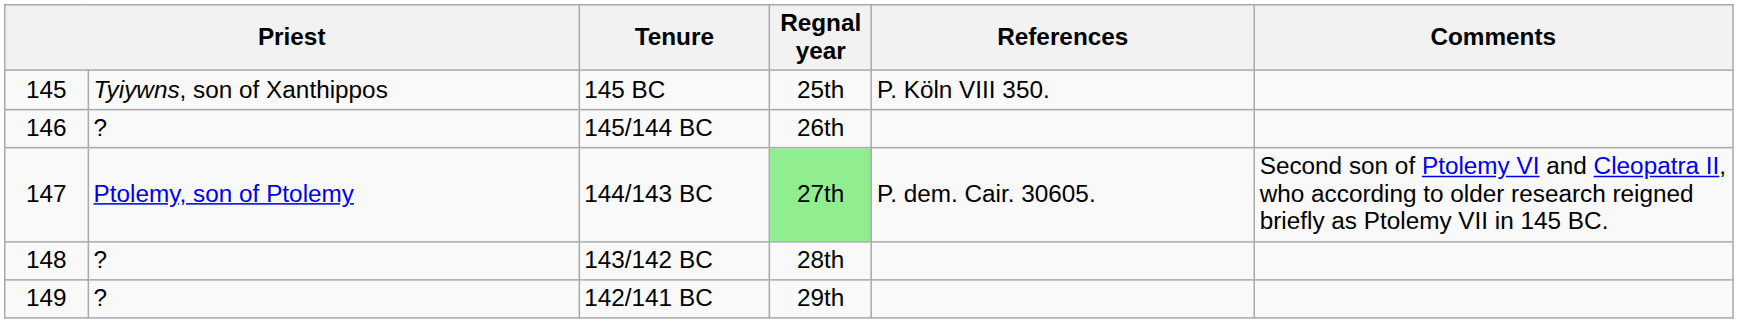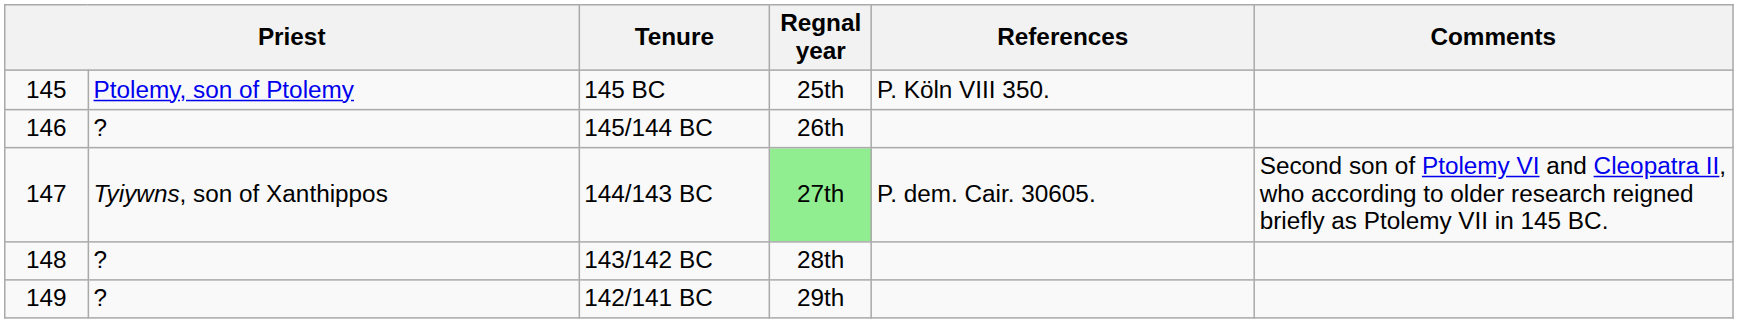(241, 89) Tyiywns, son of Xanthippos -> (224, 89) Ptolemy, son of Ptolemy
(224, 194) Ptolemy, son of Ptolemy -> (241, 194) Tyiywns, son of Xanthippos
